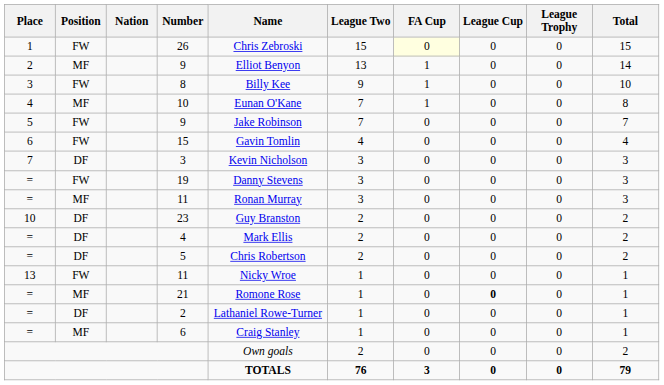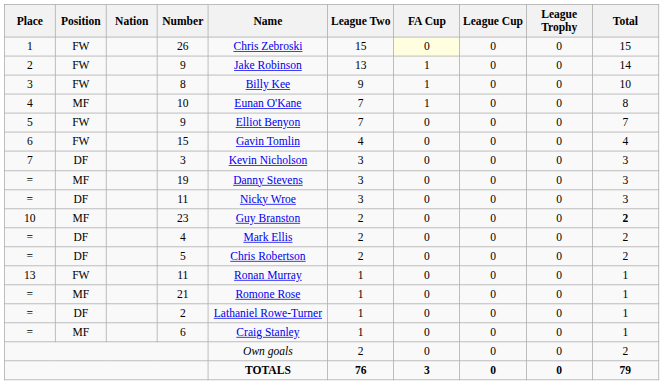(81, 65) MF -> (81, 65) FW
(268, 65) Elliot Benyon -> (268, 65) Jake Robinson
(268, 123) Jake Robinson -> (268, 123) Elliot Benyon
(81, 180) FW -> (81, 180) MF
(81, 199) MF -> (81, 199) DF
(268, 199) Ronan Murray -> (268, 199) Nicky Wroe
(81, 218) DF -> (81, 218) MF
(625, 218) normal -> (625, 218) bold
(268, 275) Nicky Wroe -> (268, 275) Ronan Murray
(493, 294) bold -> (493, 294) normal
